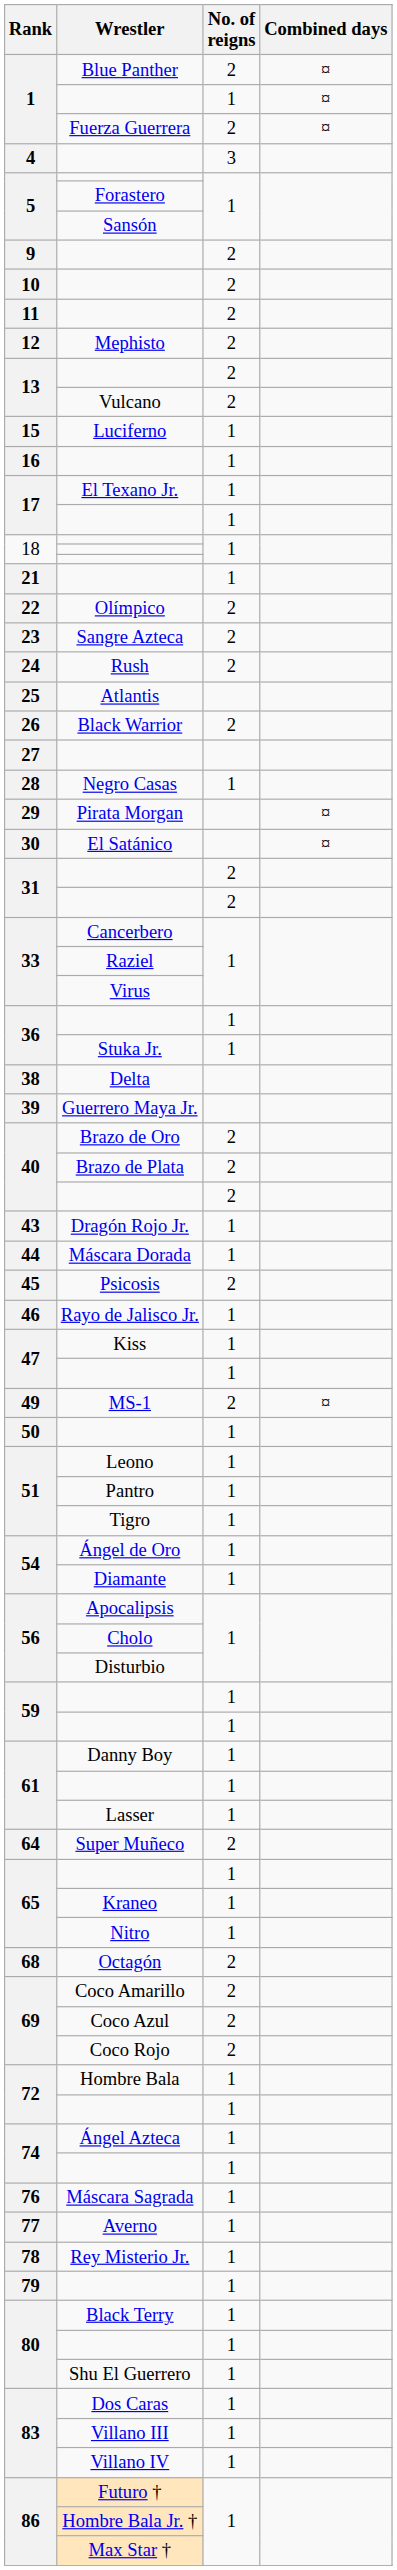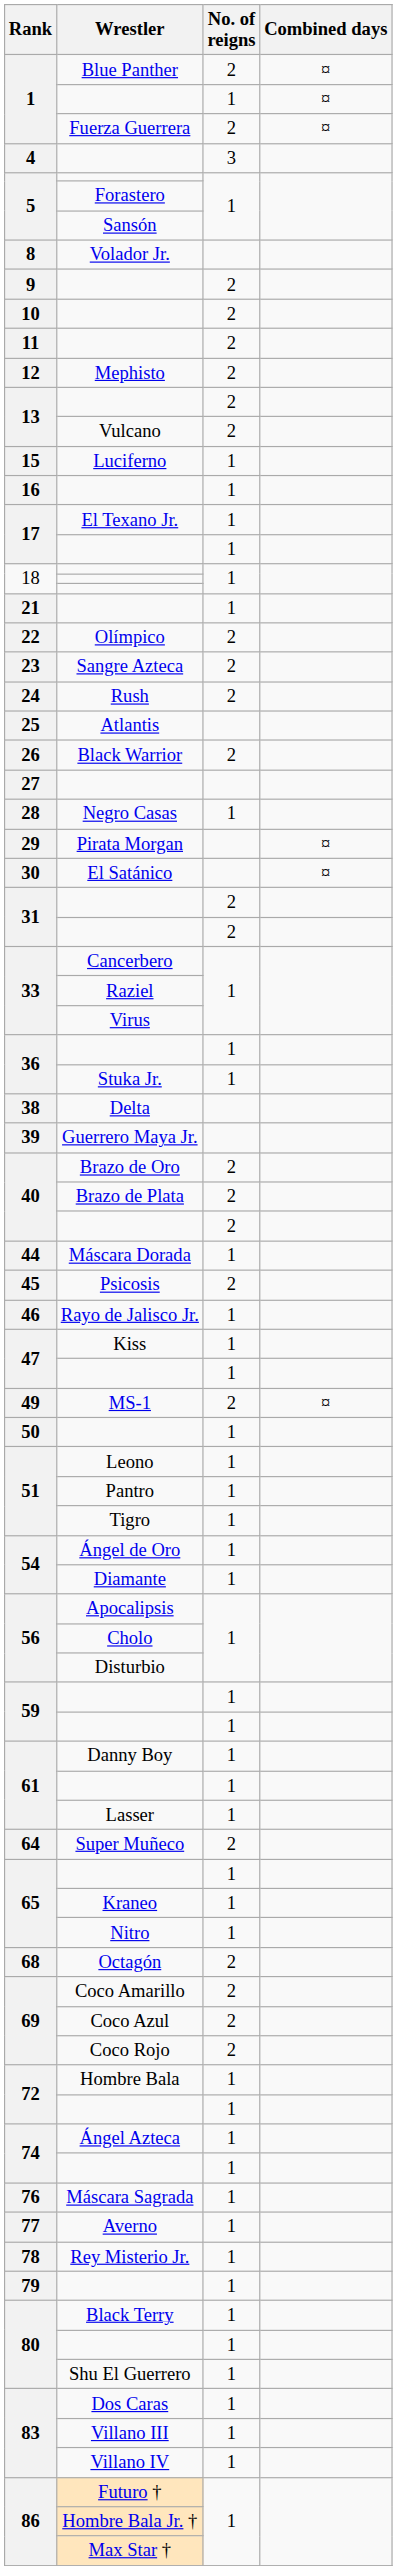+ row: (31, 254)
- row: (31, 1226)
